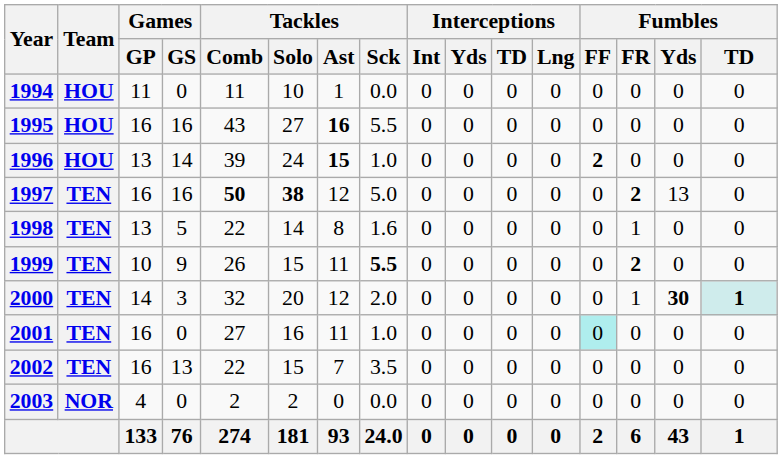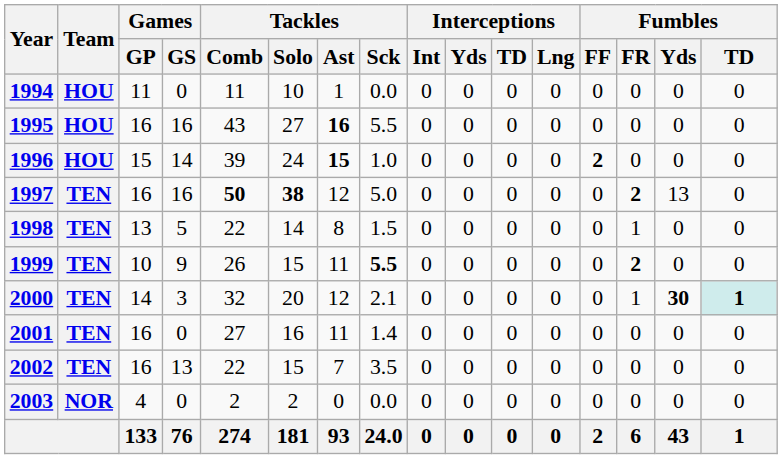(141, 159) 13 -> (141, 159) 15
(383, 228) 1.6 -> (383, 228) 1.5
(383, 297) 2.0 -> (383, 297) 2.1
(383, 332) 1.0 -> (383, 332) 1.4
(598, 332) paleturquoise background -> (598, 332) no background
